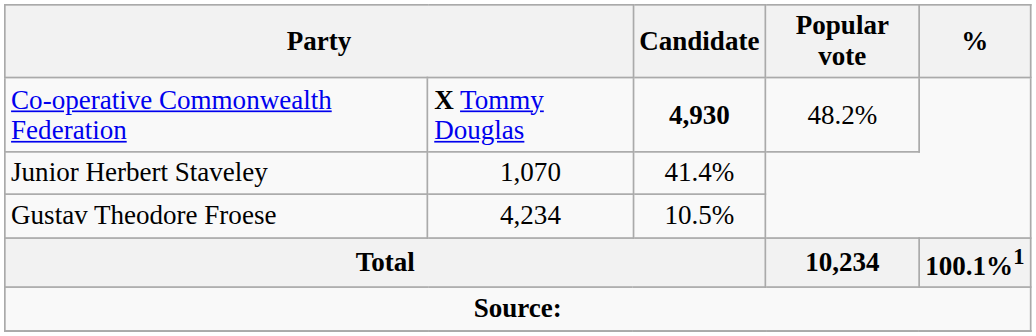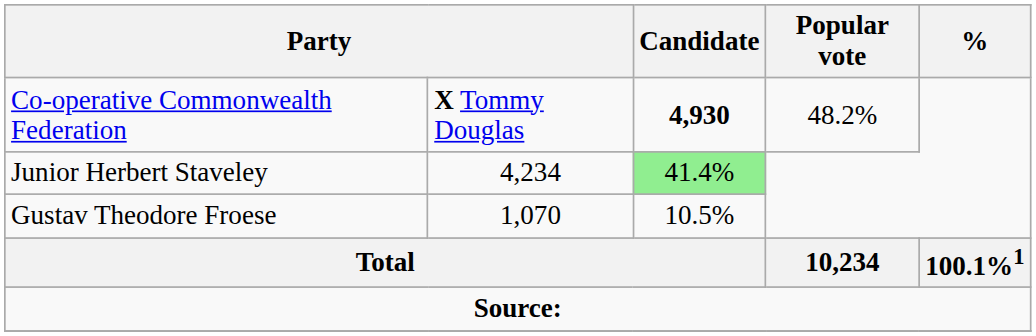(530, 172) 1,070 -> (530, 172) 4,234
(699, 172) no background -> (699, 172) lightgreen background
(530, 215) 4,234 -> (530, 215) 1,070
